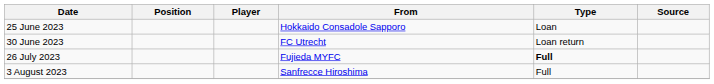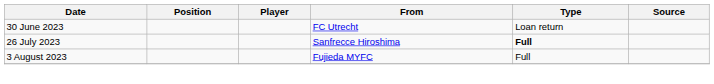- row: (35, 27)
(310, 57) Fujieda MYFC -> (356, 42) Sanfrecce Hiroshima
(324, 72) Sanfrecce Hiroshima -> (343, 57) Fujieda MYFC
